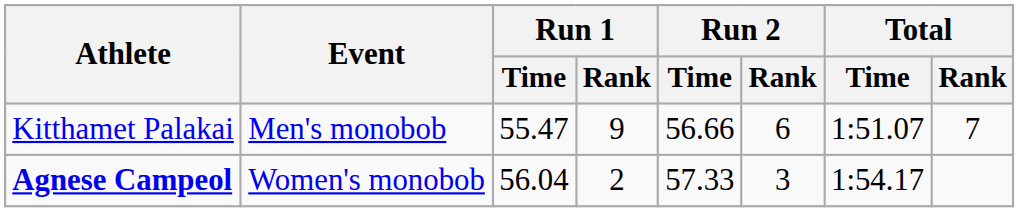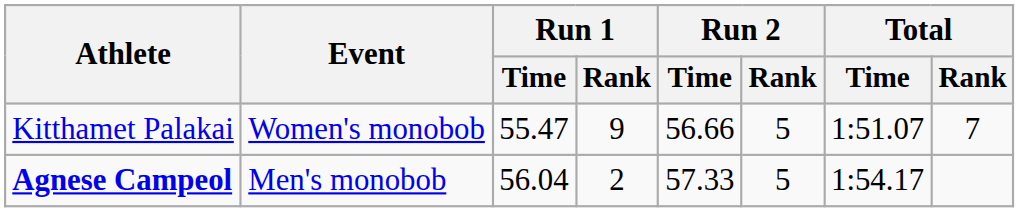(347, 129) Men's monobob -> (367, 129) Women's monobob
(783, 129) 6 -> (783, 129) 5
(367, 180) Women's monobob -> (347, 180) Men's monobob
(783, 180) 3 -> (783, 180) 5
